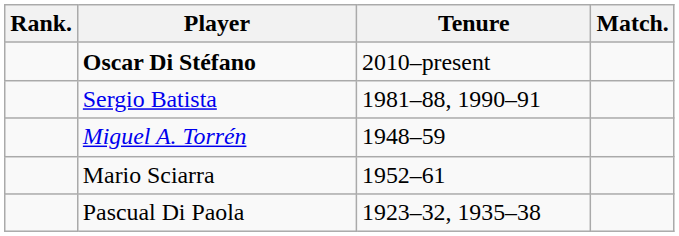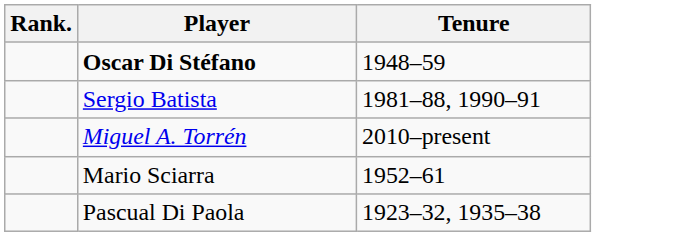- column: (633, 23)
(426, 61) 2010–present -> (404, 61) 1948–59
(404, 136) 1948–59 -> (426, 136) 2010–present
